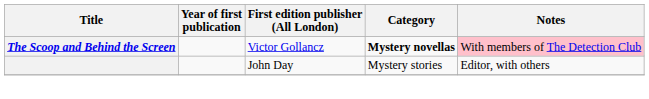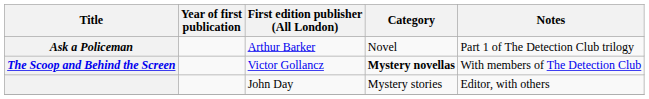+ row: (91, 46)
(551, 46) pink background -> (551, 65) no background
